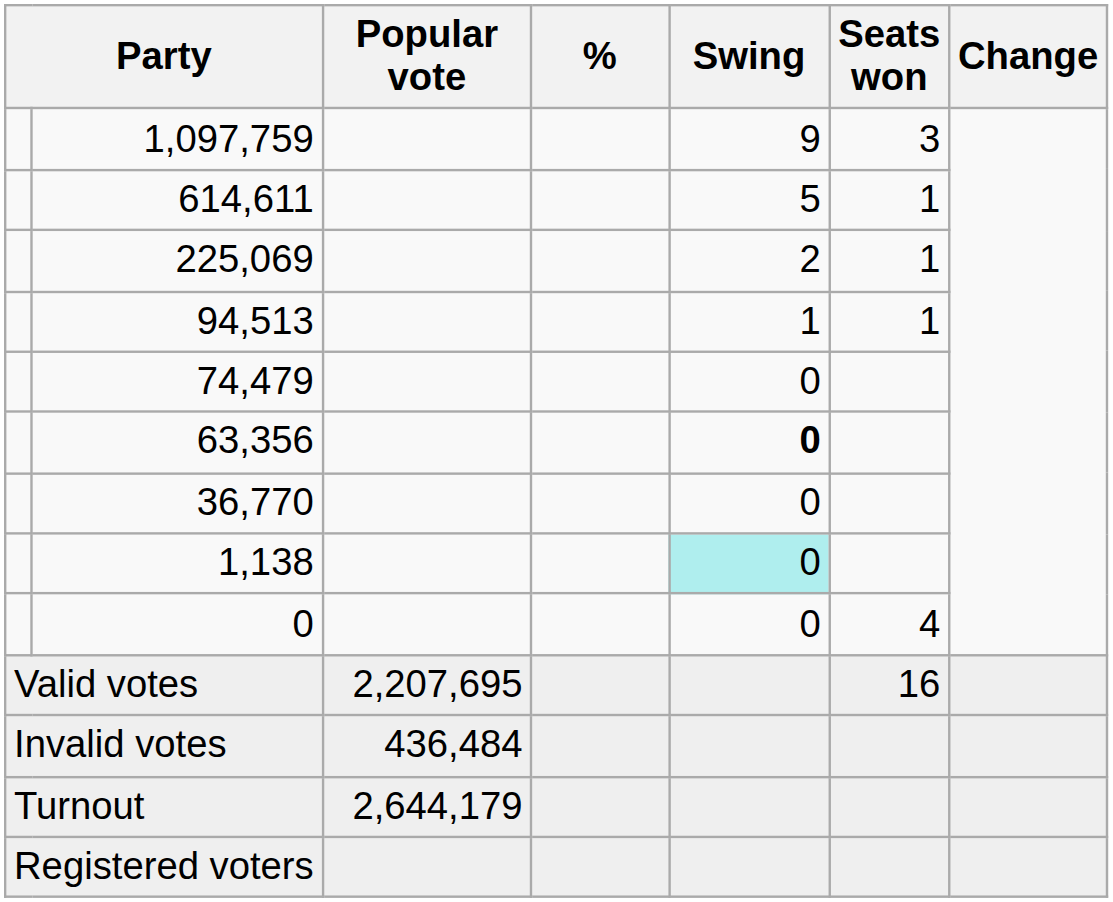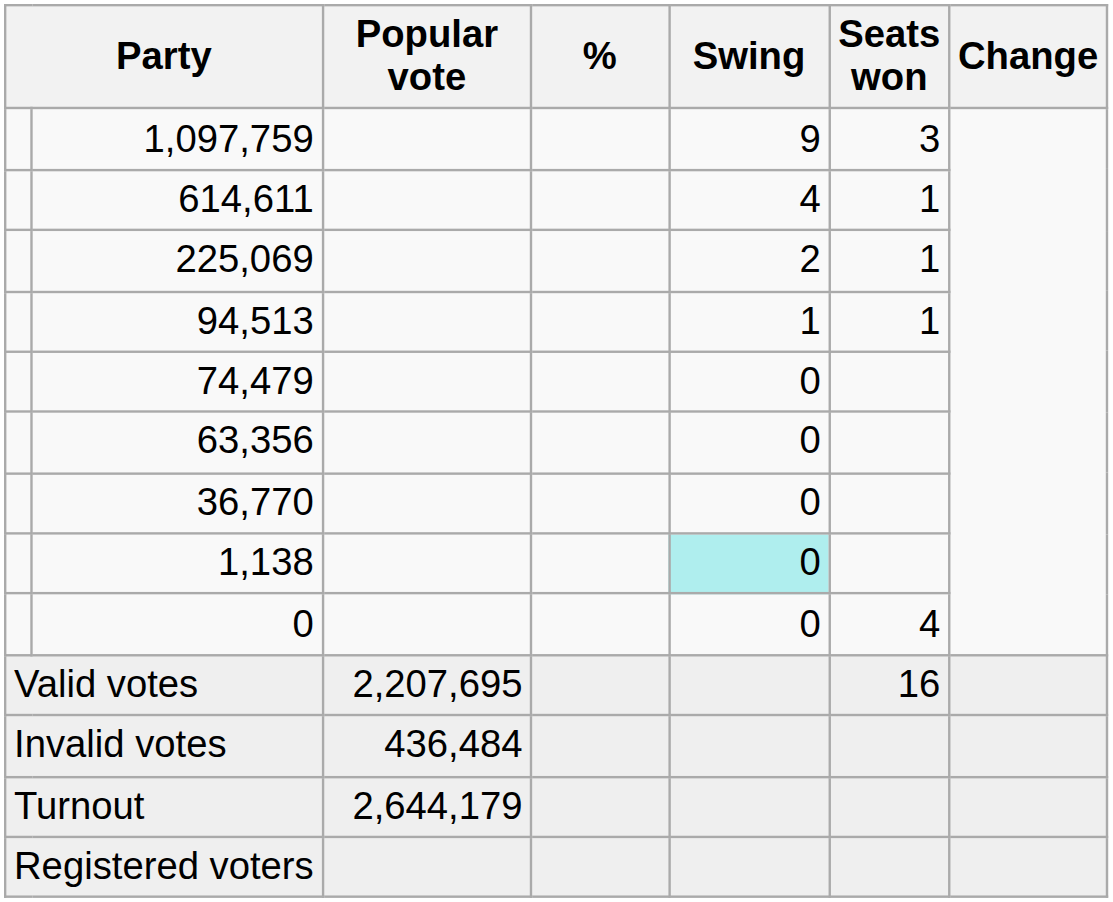(810, 199) 5 -> (810, 199) 4
(810, 441) bold -> (810, 441) normal
